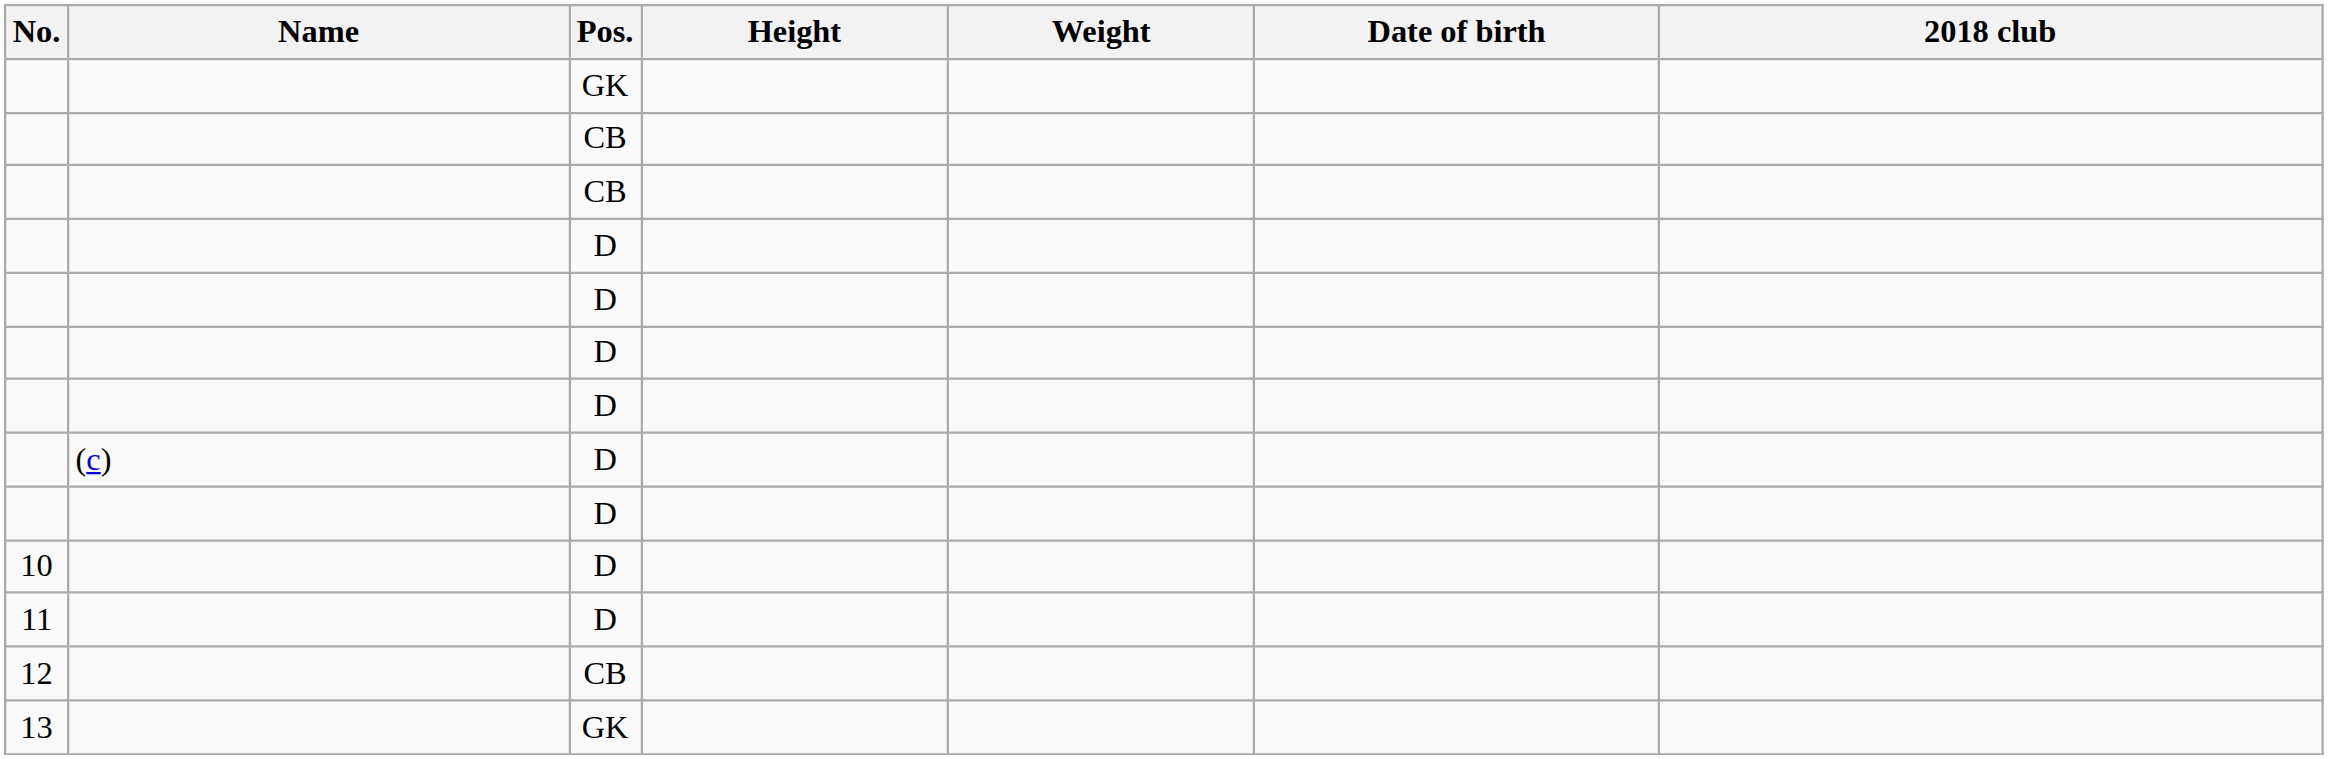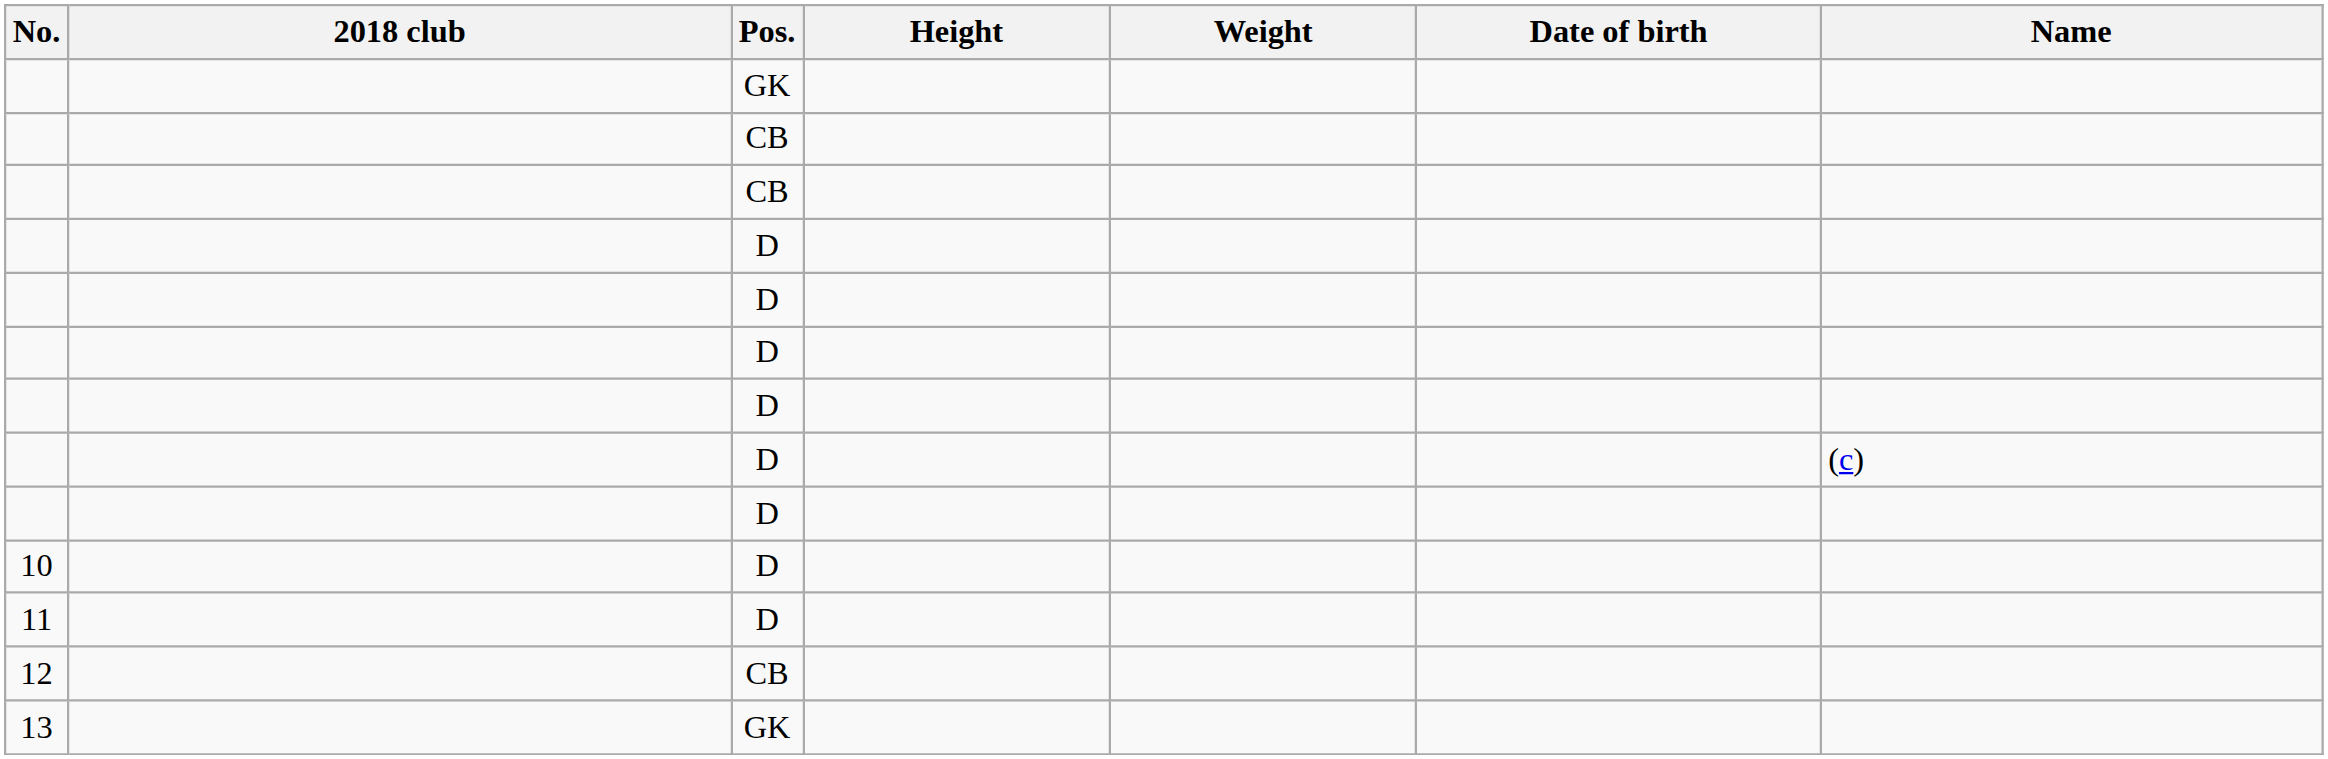columns swapped: (319, 31) <-> (1990, 31)
